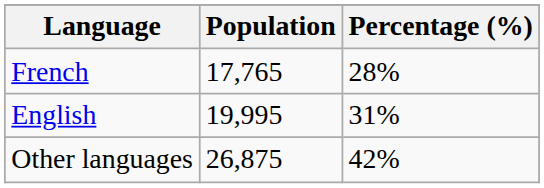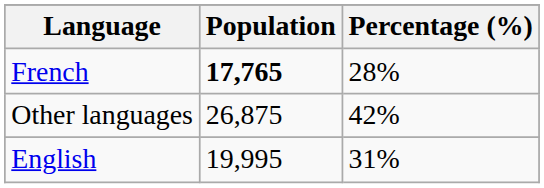(244, 70) normal -> (244, 70) bold
rows swapped: (54, 114) <-> (102, 159)
